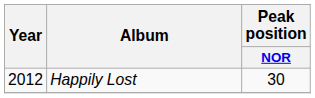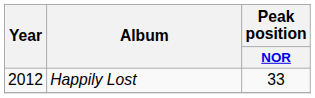(276, 80) 30 -> (276, 80) 33
